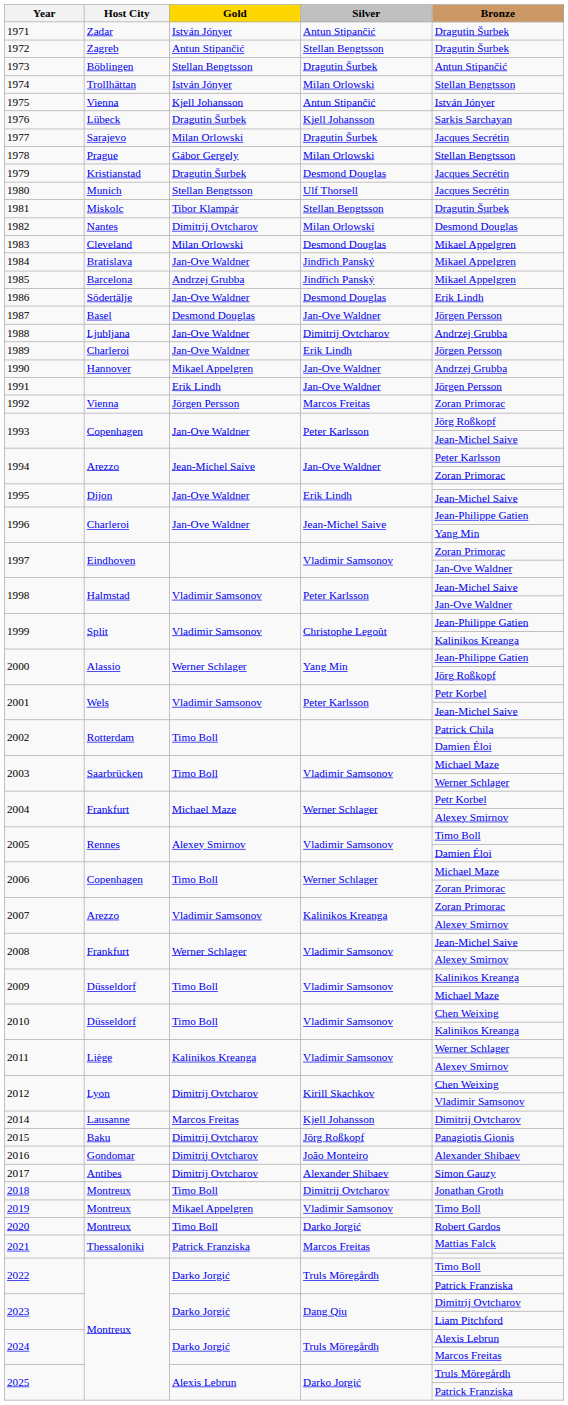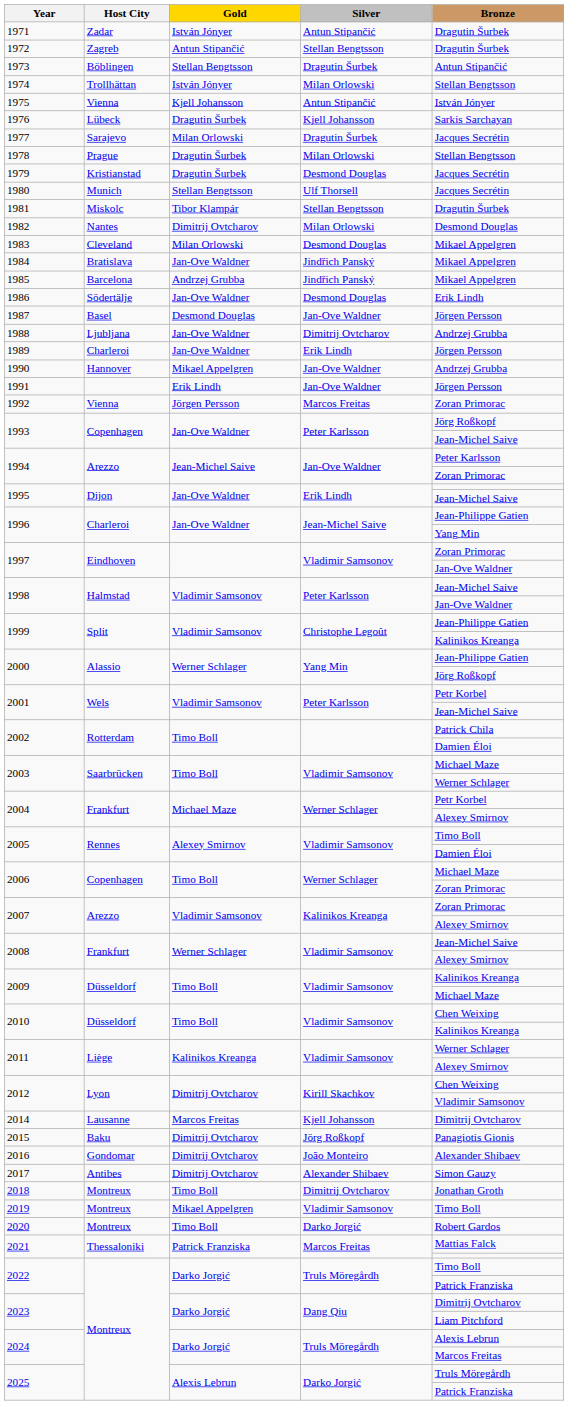(205, 155) Gábor Gergely -> (209, 155) Dragutin Šurbek
